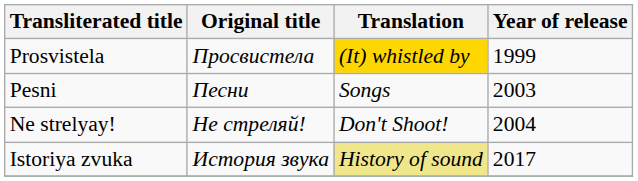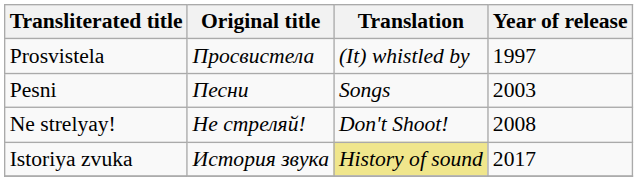(404, 55) gold background -> (404, 55) no background
(514, 55) 1999 -> (514, 55) 1997
(514, 124) 2004 -> (514, 124) 2008
